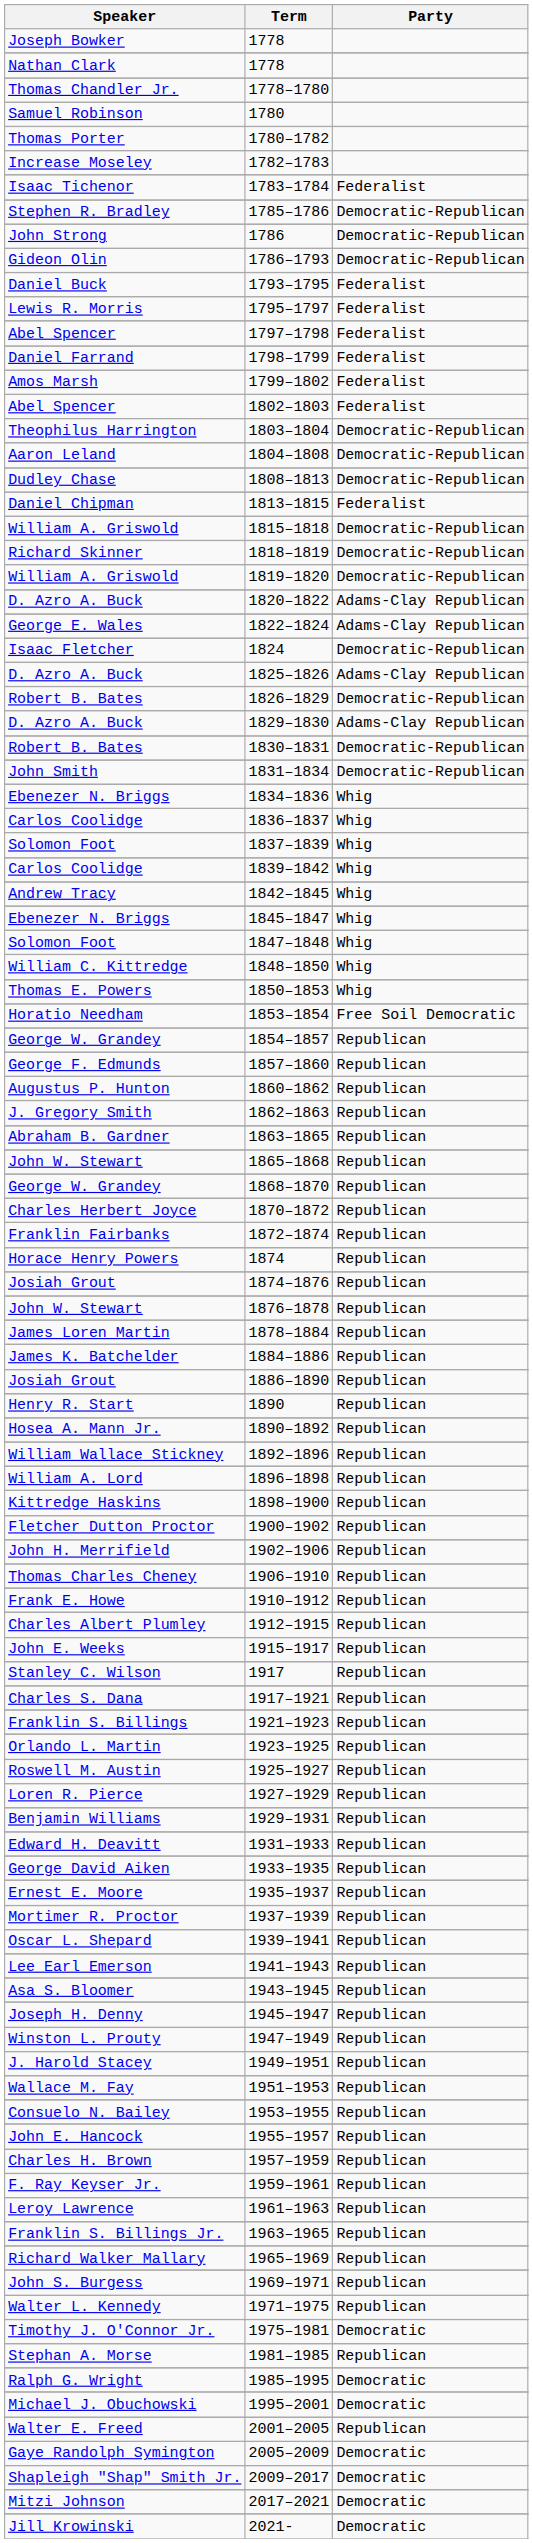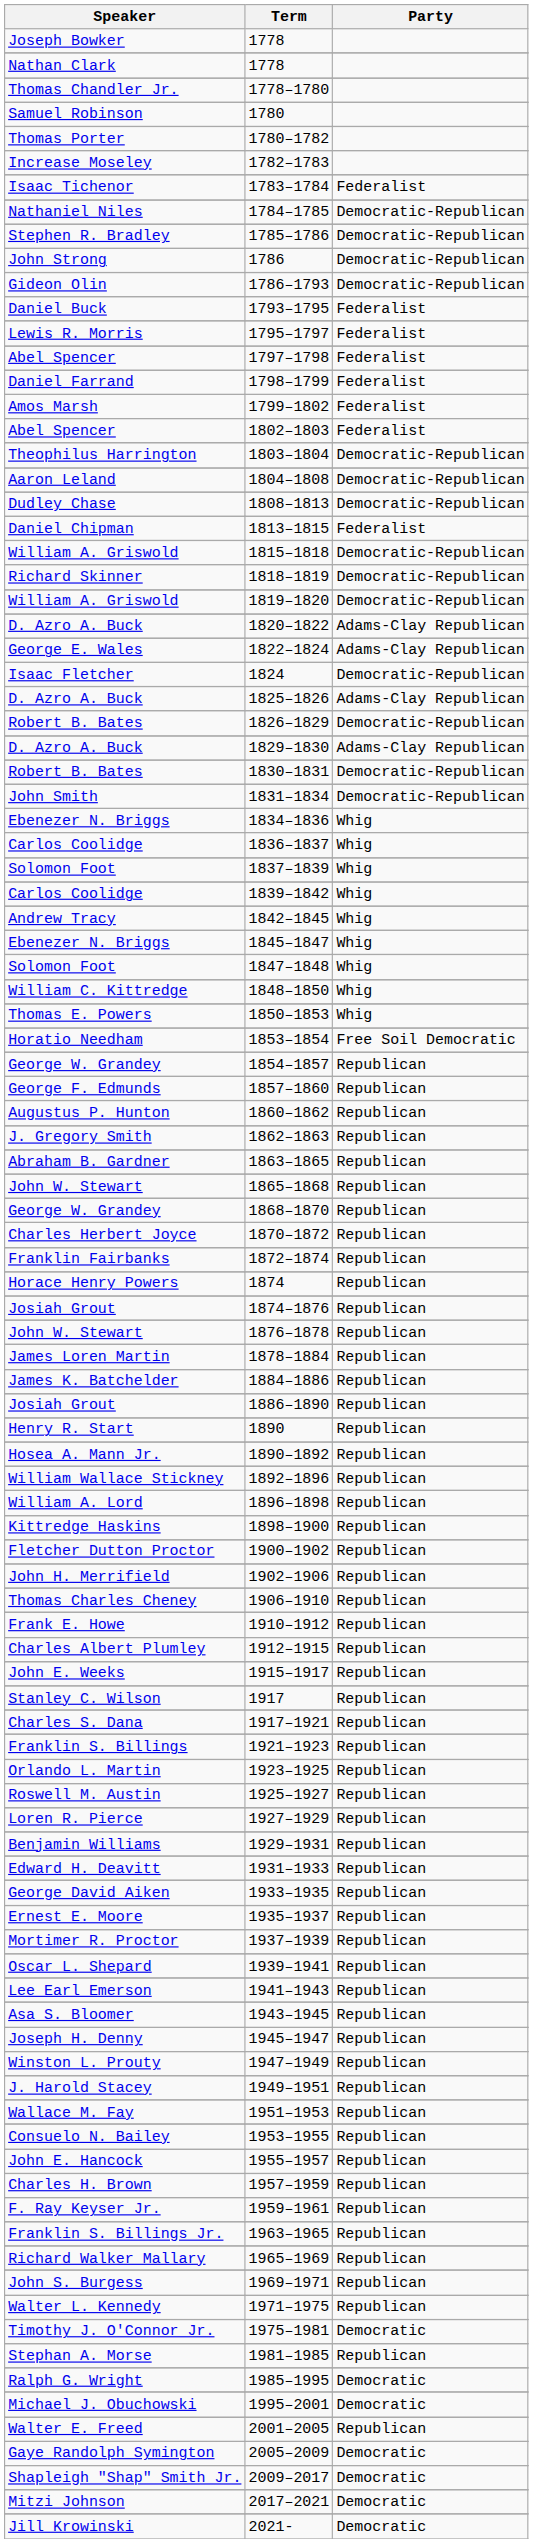+ row: (75, 212)
- row: (71, 2210)
